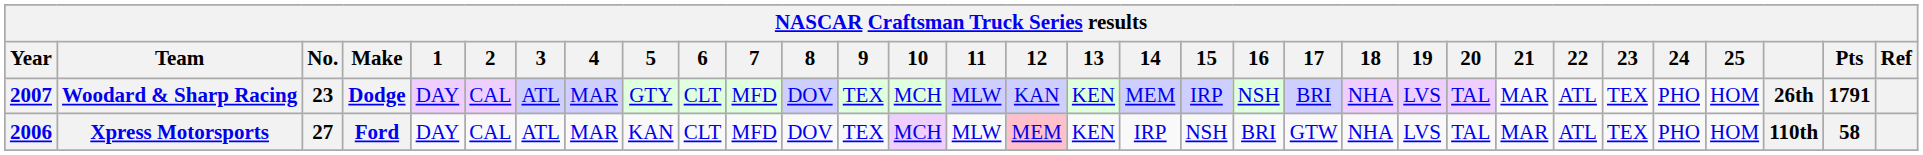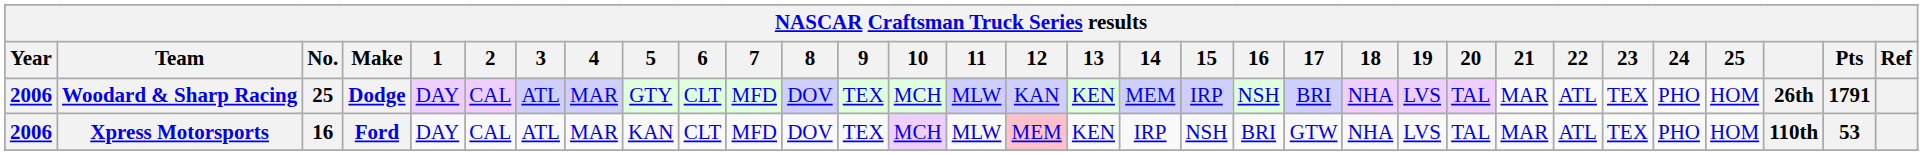(31, 95) 2007 -> (31, 95) 2006
(323, 95) 23 -> (323, 95) 25
(323, 131) 27 -> (323, 131) 16
(1849, 131) 58 -> (1849, 131) 53
